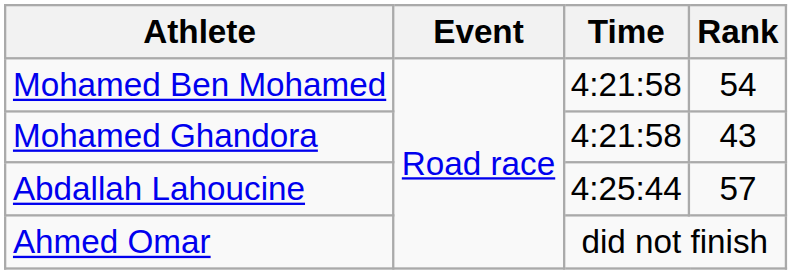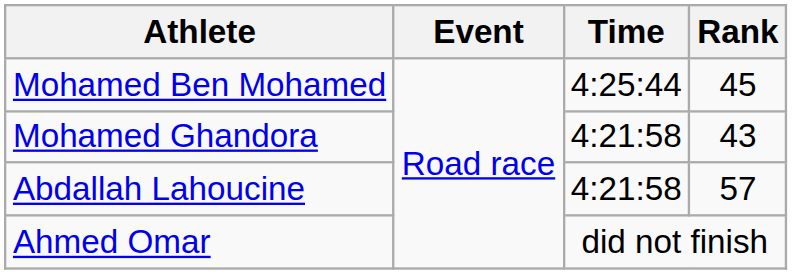(626, 84) 4:21:58 -> (626, 84) 4:25:44
(738, 84) 54 -> (738, 84) 45
(626, 189) 4:25:44 -> (626, 189) 4:21:58
